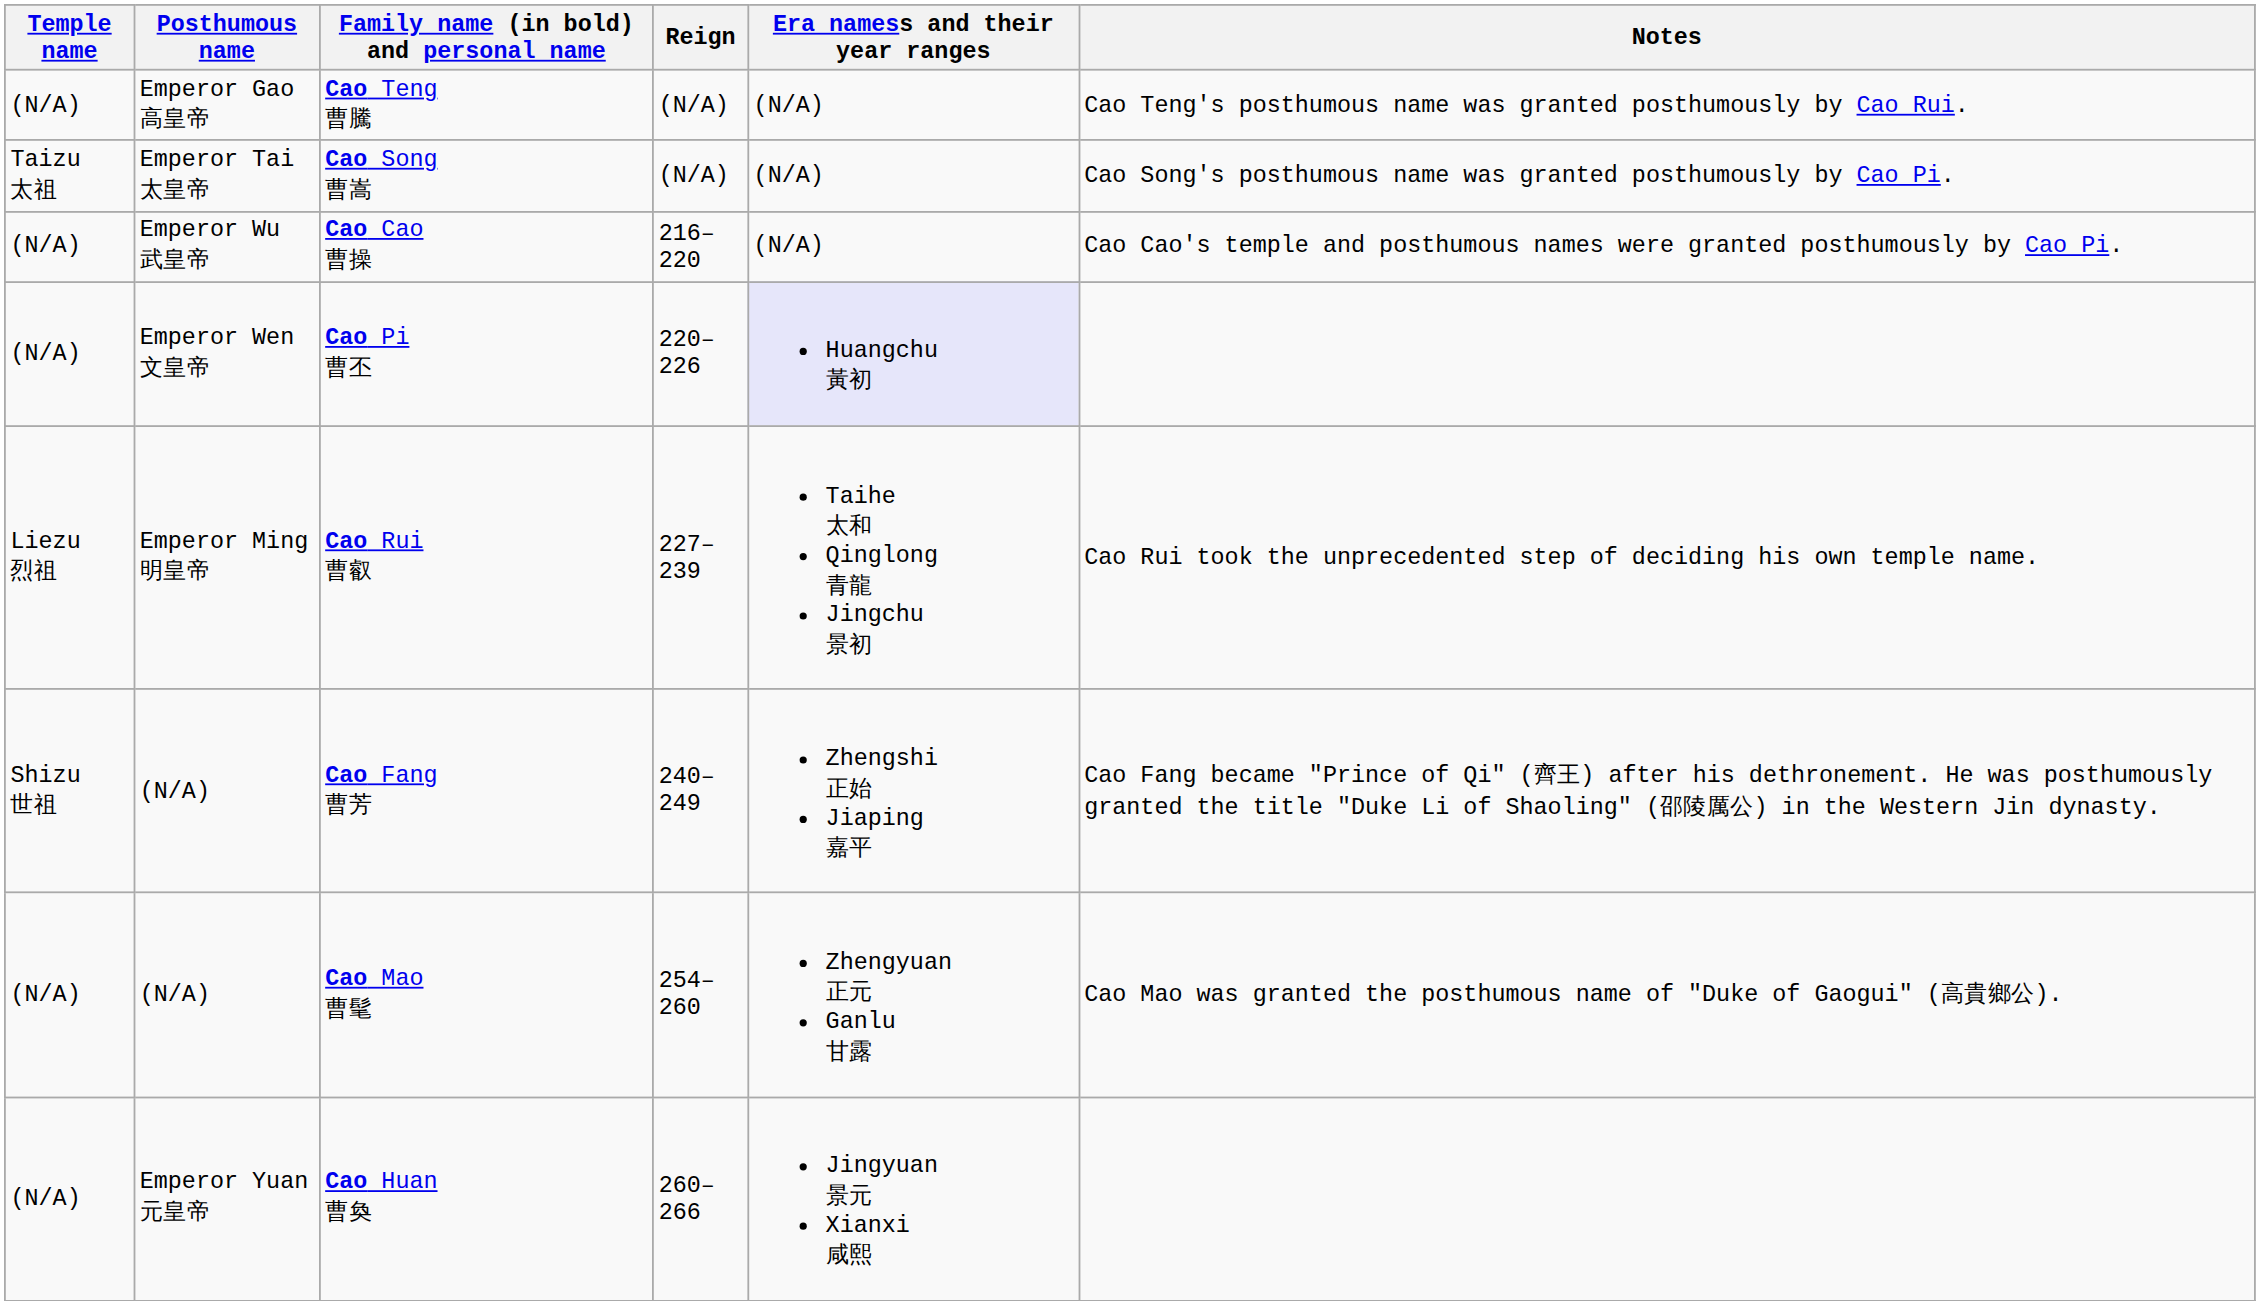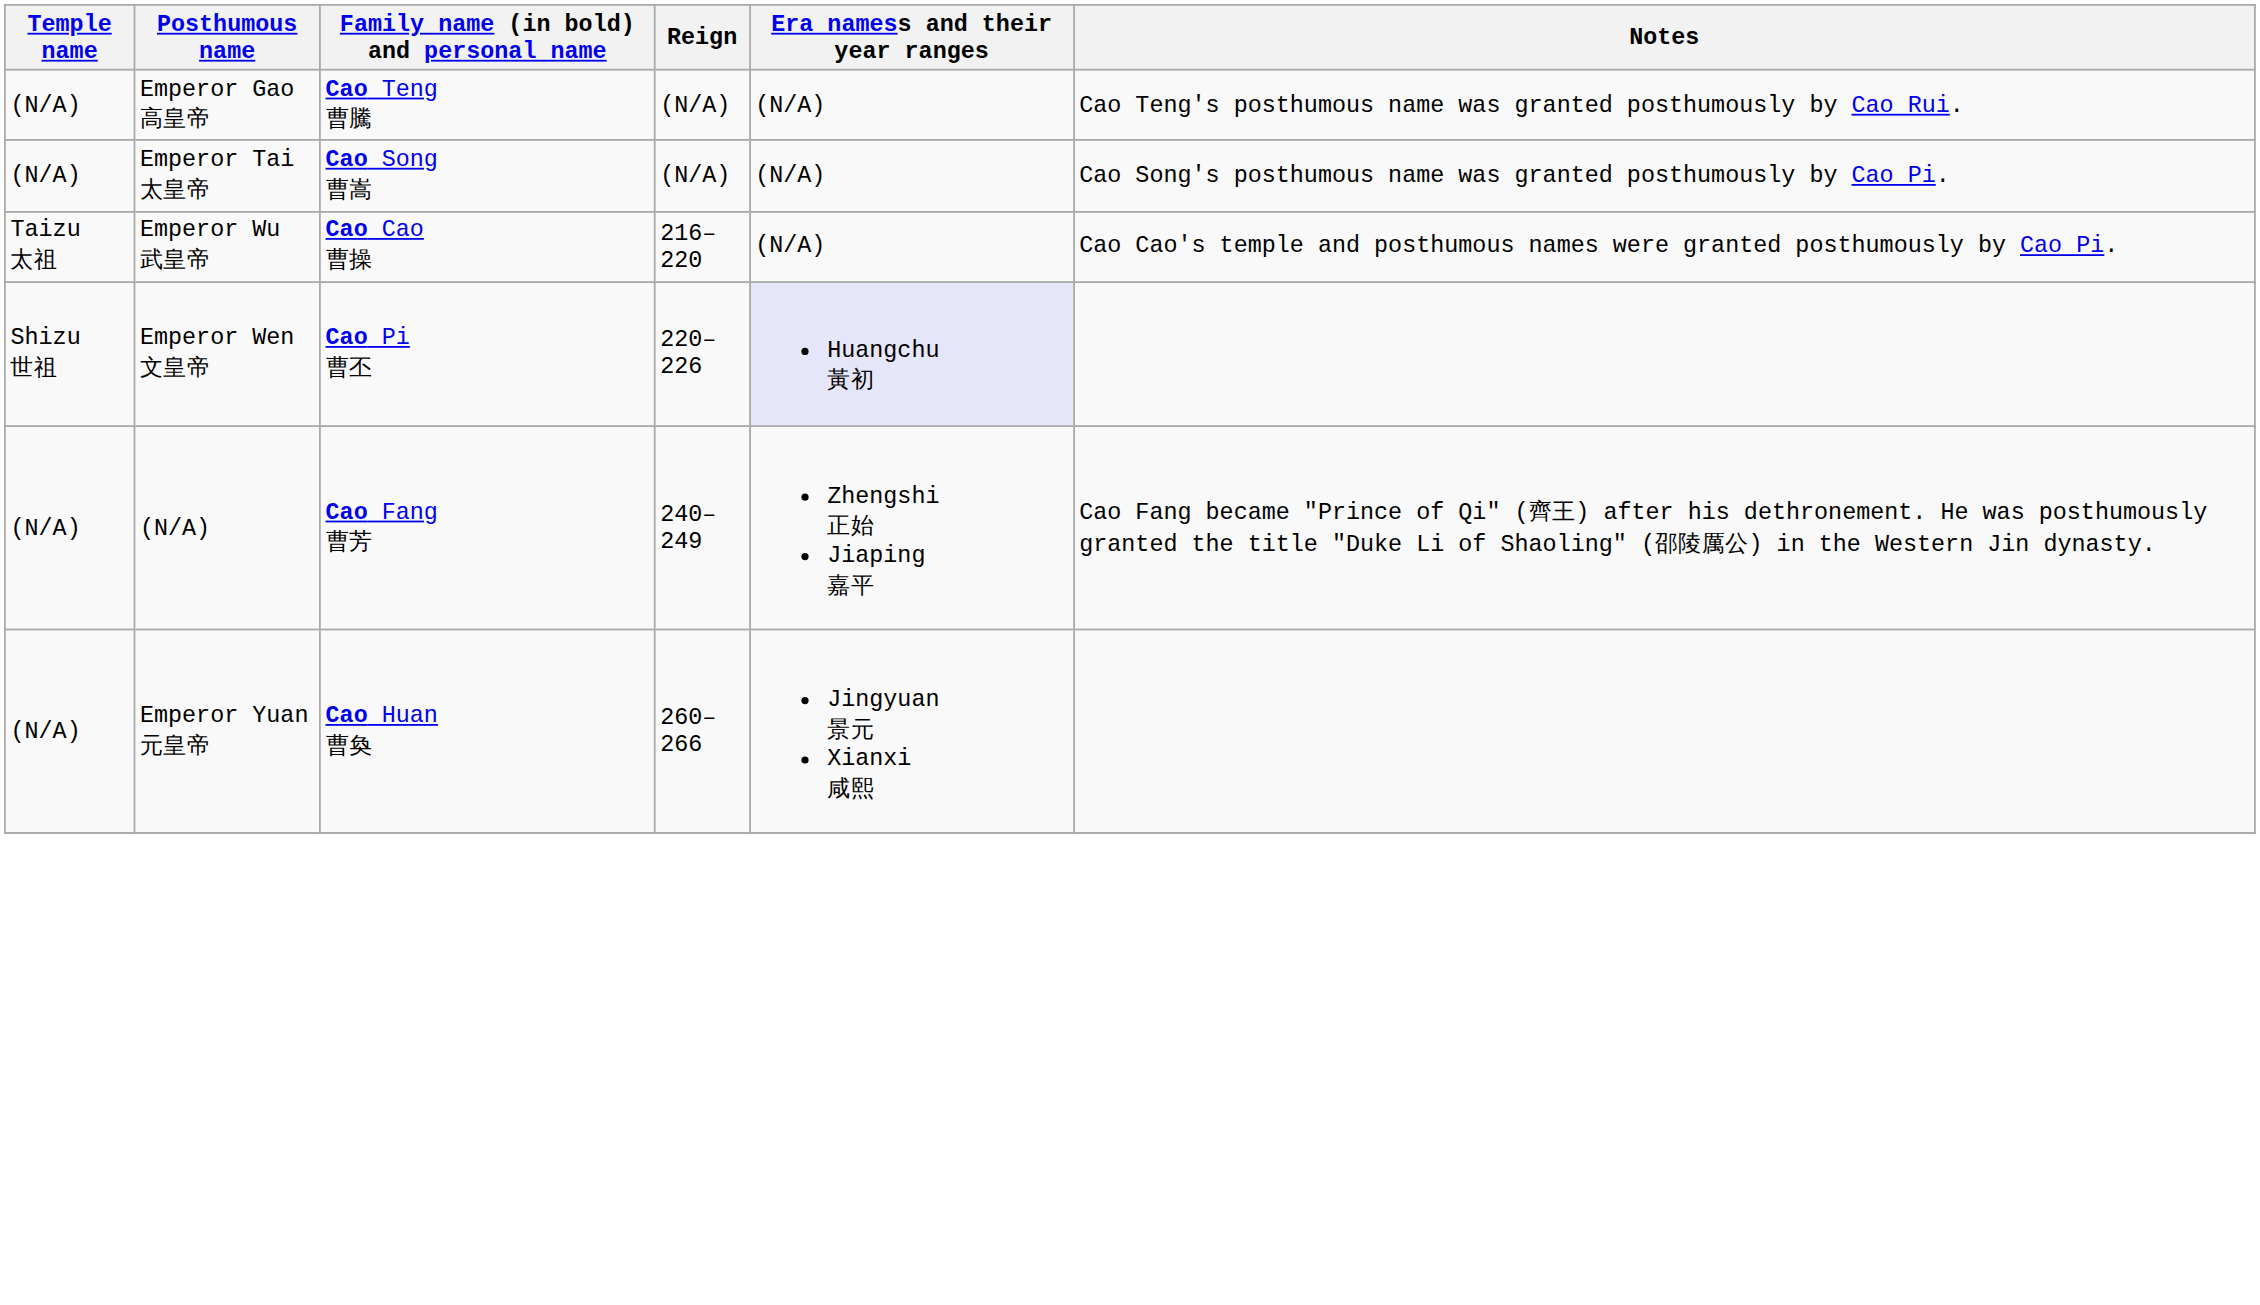(46, 175) Taizu 太祖 -> (46, 176) (N/A)
(46, 246) (N/A) -> (46, 245) Taizu 太祖
(46, 354) (N/A) -> (46, 353) Shizu 世祖
- row: (374, 557)
(46, 790) Shizu 世祖 -> (46, 528) (N/A)
- row: (374, 994)
